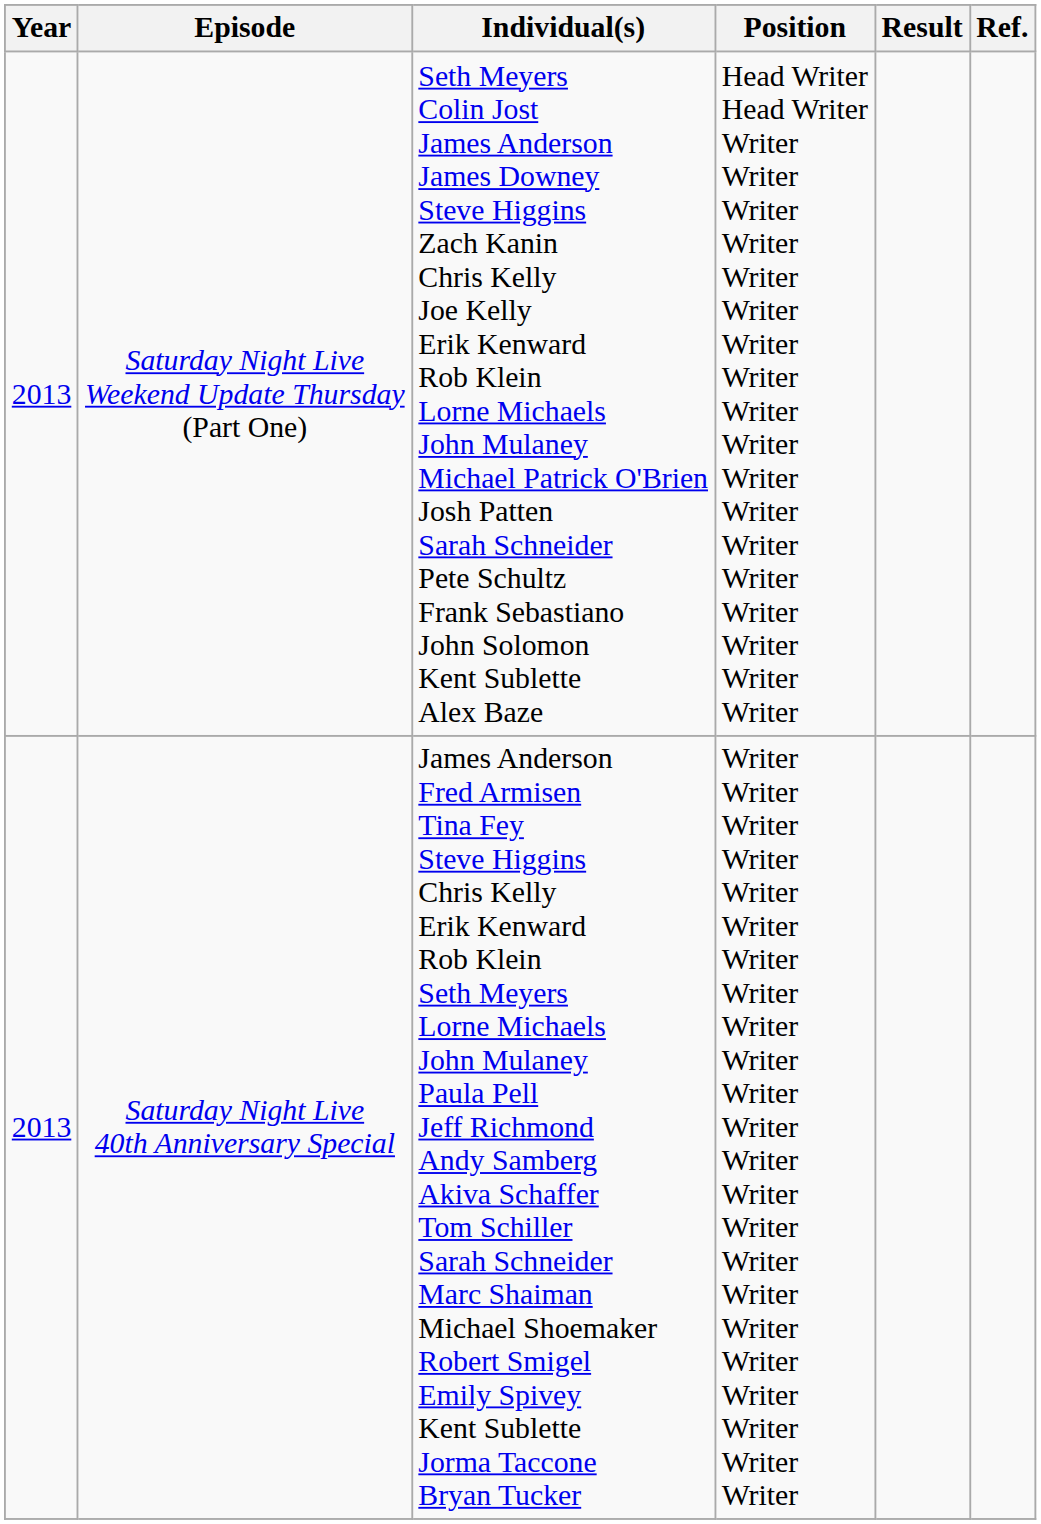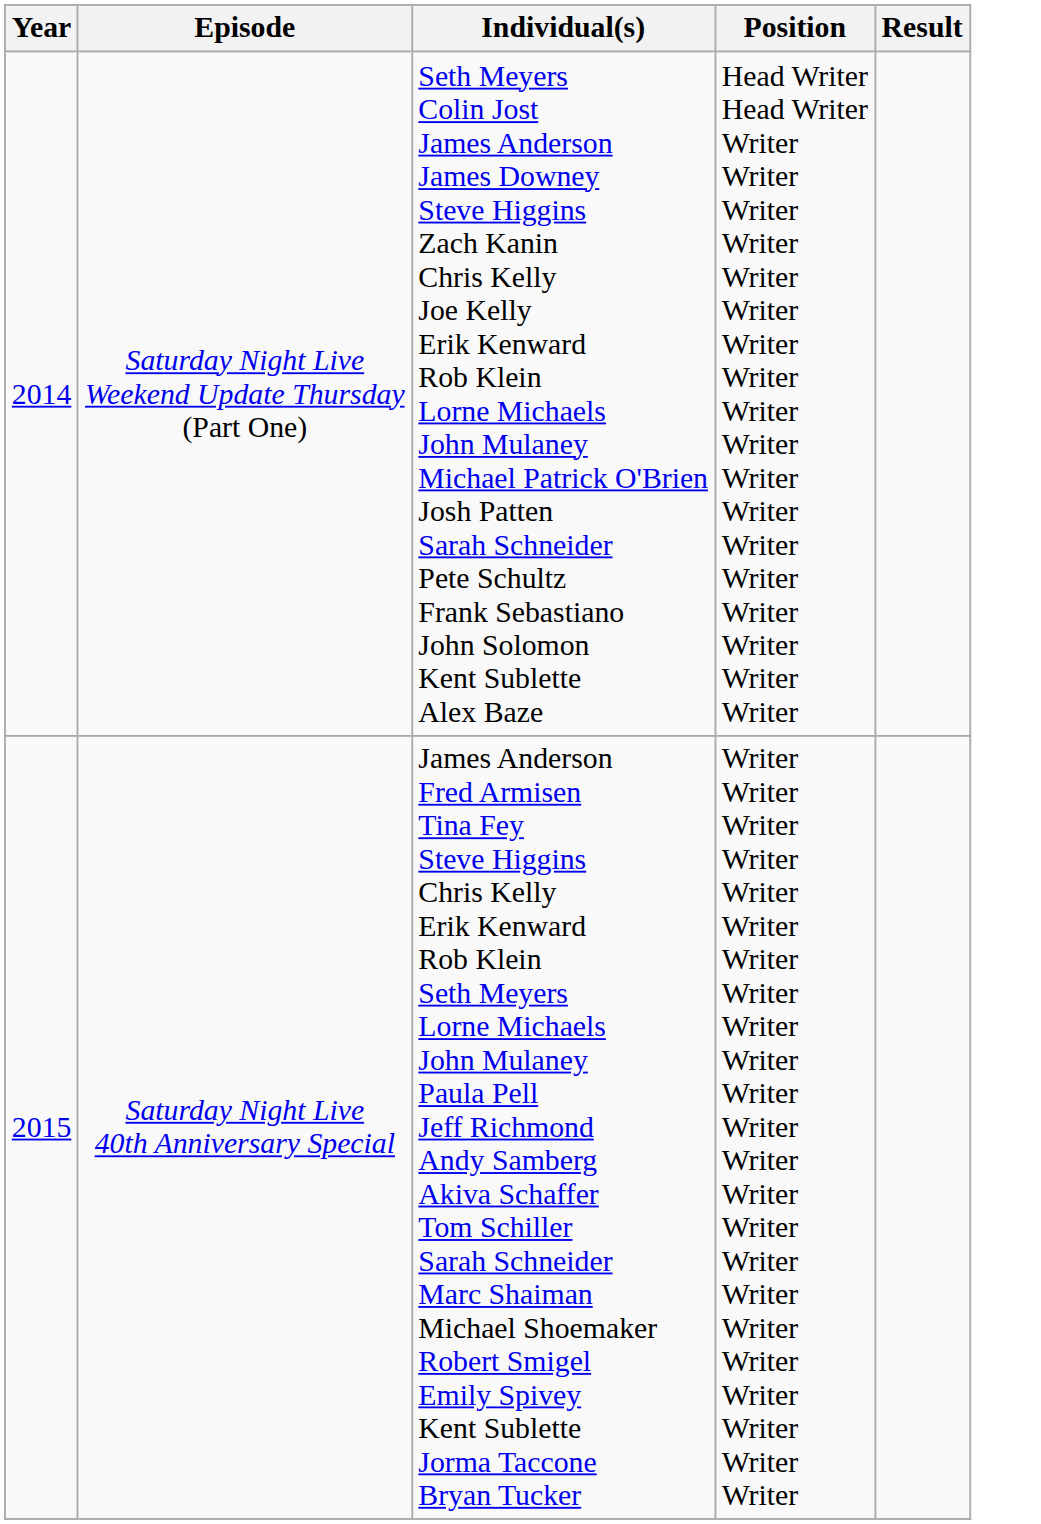- column: (1002, 28)
(42, 393) 2013 -> (42, 393) 2014
(42, 1126) 2013 -> (42, 1126) 2015
